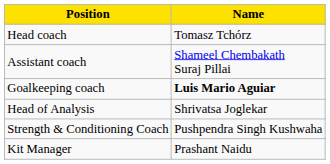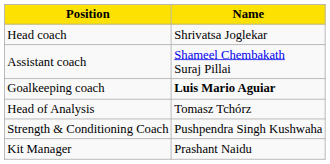(213, 34) Tomasz Tchórz -> (221, 34) Shrivatsa Joglekar
(221, 108) Shrivatsa Joglekar -> (213, 108) Tomasz Tchórz
